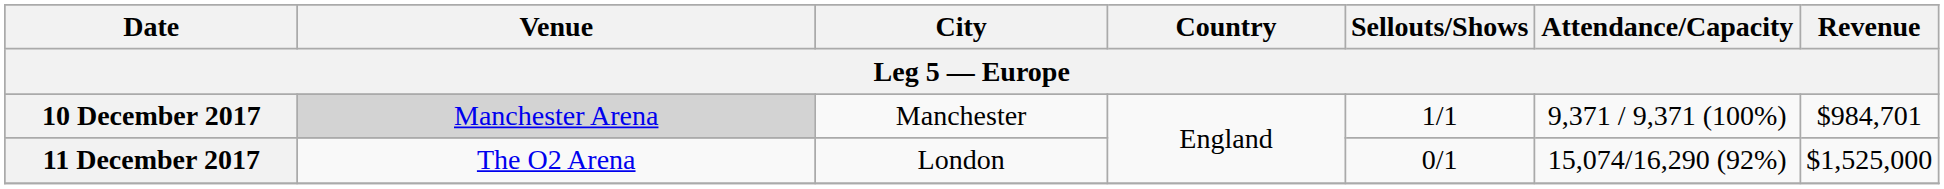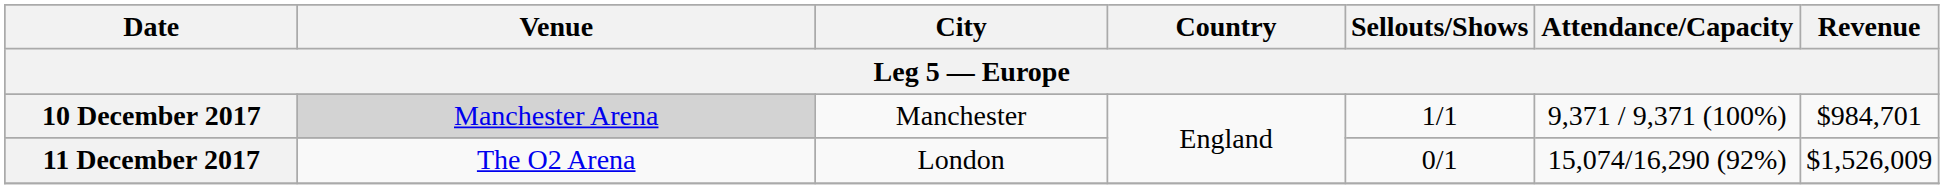(1869, 159) $1,525,000 -> (1869, 159) $1,526,009
